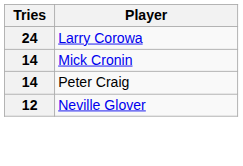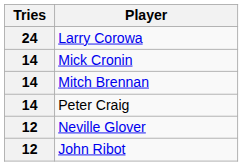+ row: (104, 82)
+ row: (92, 149)
